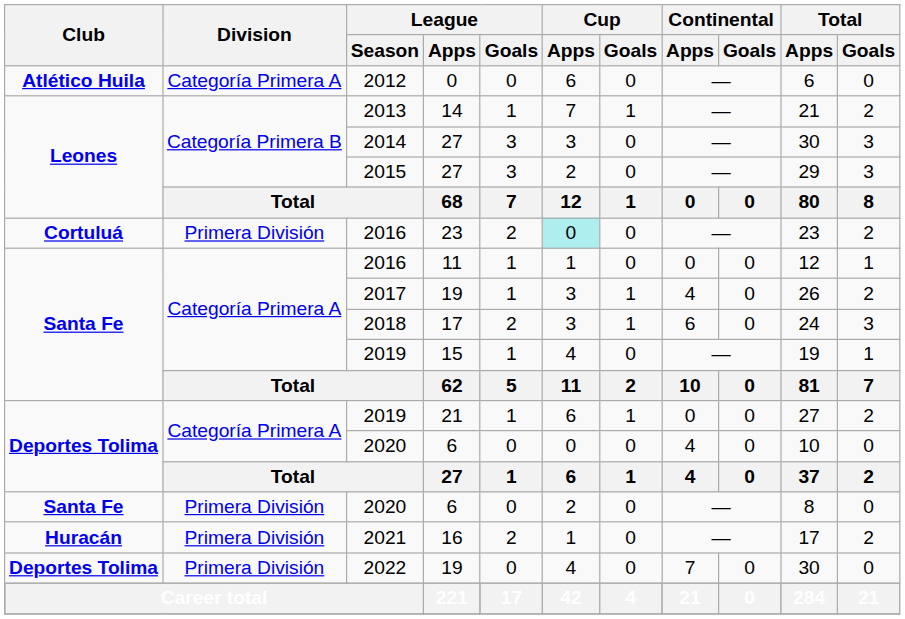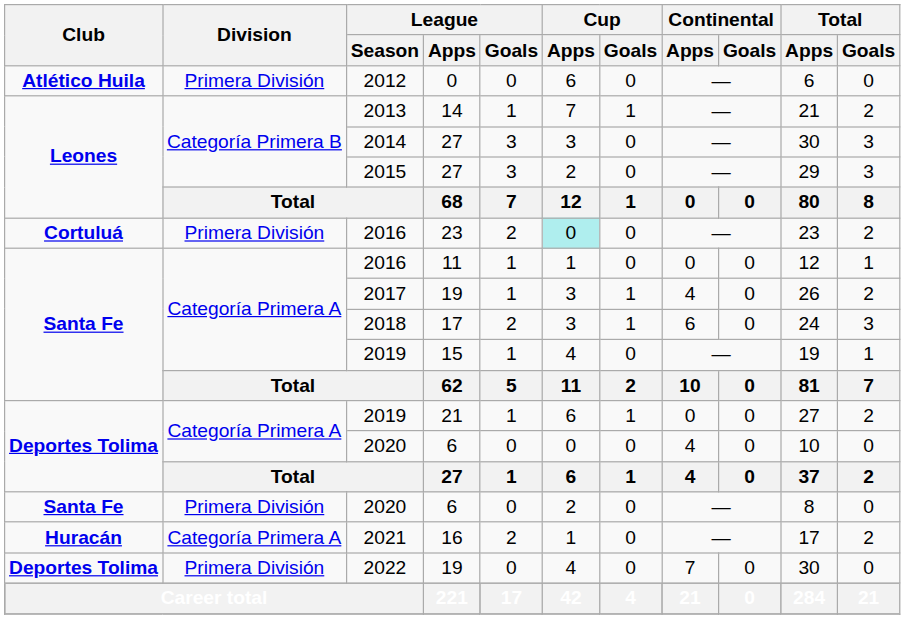(254, 80) Categoría Primera A -> (254, 80) Primera División
(254, 537) Primera División -> (254, 537) Categoría Primera A
